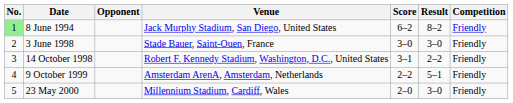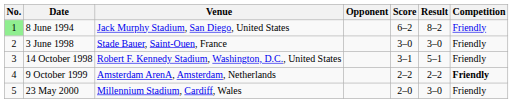columns swapped: (266, 12) <-> (118, 12)
(434, 59) 2–2 -> (434, 59) 5–1
(434, 75) 5–1 -> (434, 75) 2–2
(469, 75) normal -> (471, 75) bold
